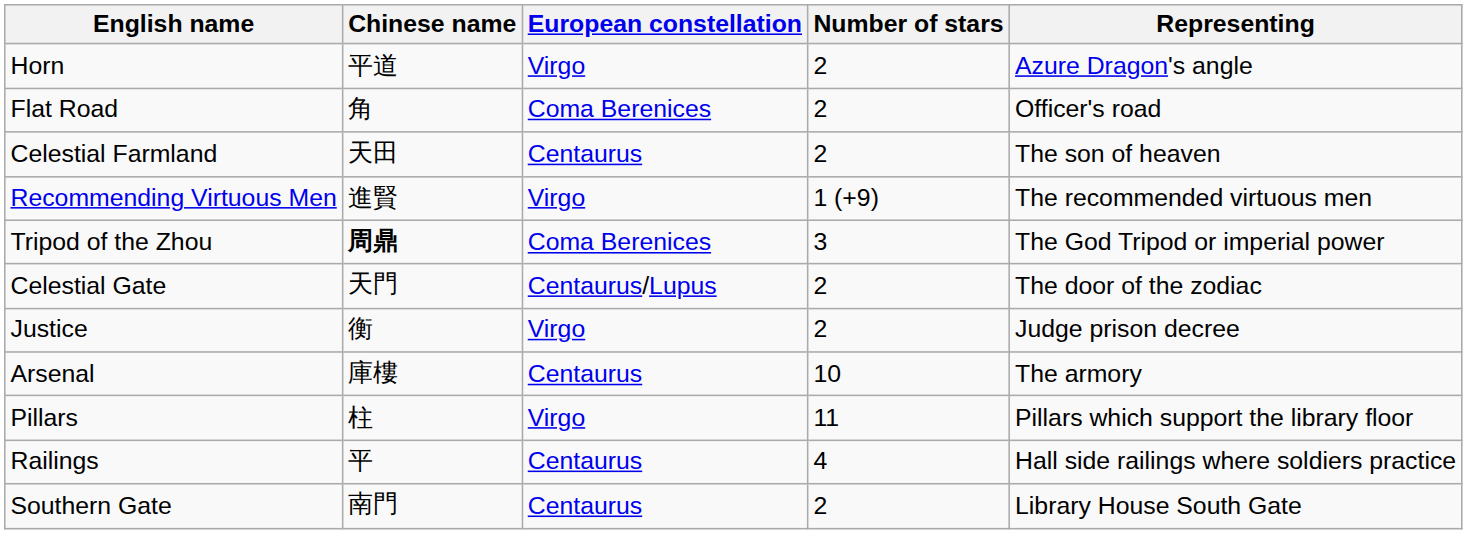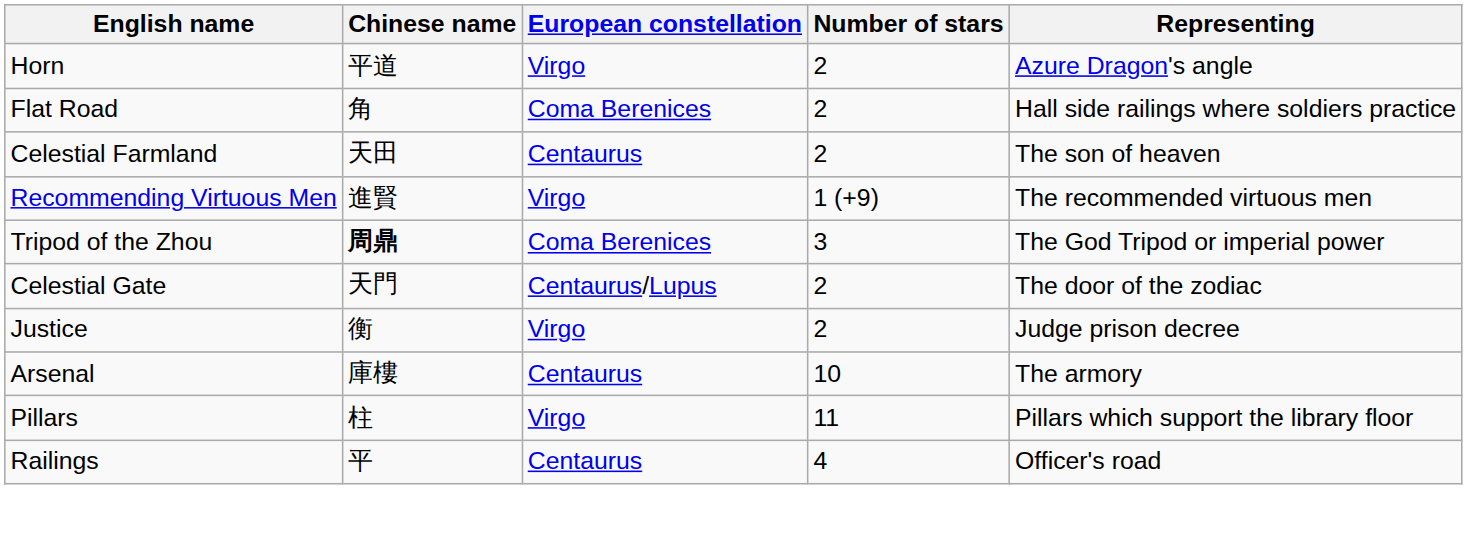(1088, 109) Officer's road -> (1236, 109) Hall side railings where soldiers practice
(1236, 461) Hall side railings where soldiers practice -> (1088, 461) Officer's road
- row: (91, 505)
